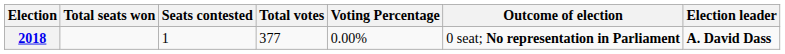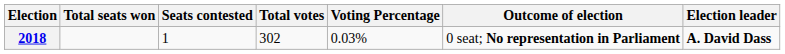(270, 37) 377 -> (270, 37) 302
(349, 37) 0.00% -> (349, 37) 0.03%
